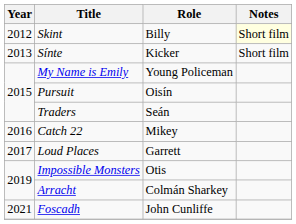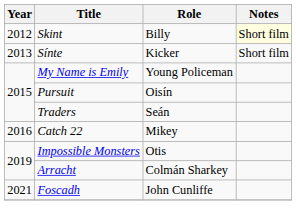- row: (68, 151)
